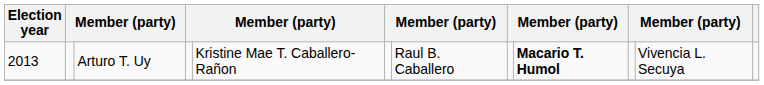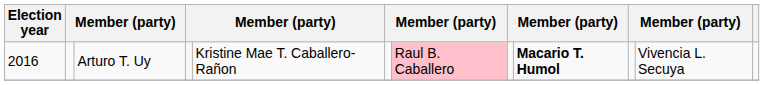(23, 61) 2013 -> (23, 61) 2016
(425, 61) no background -> (425, 61) pink background
